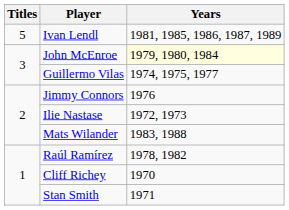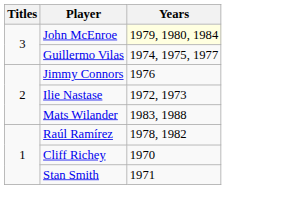- row: (71, 34)
